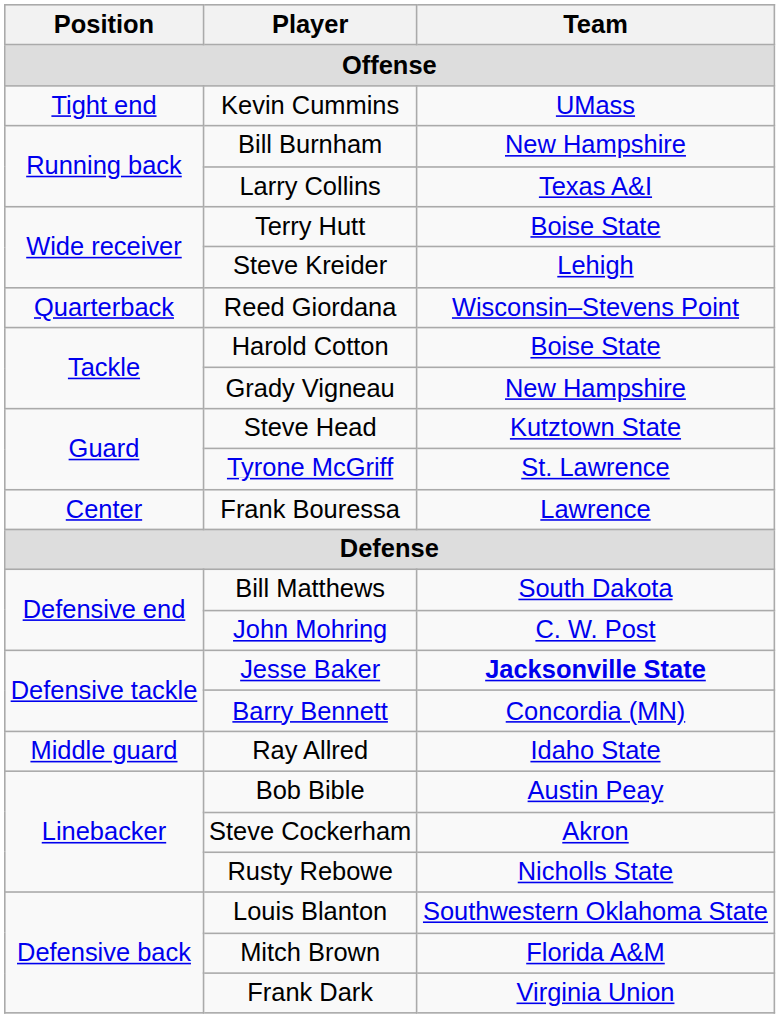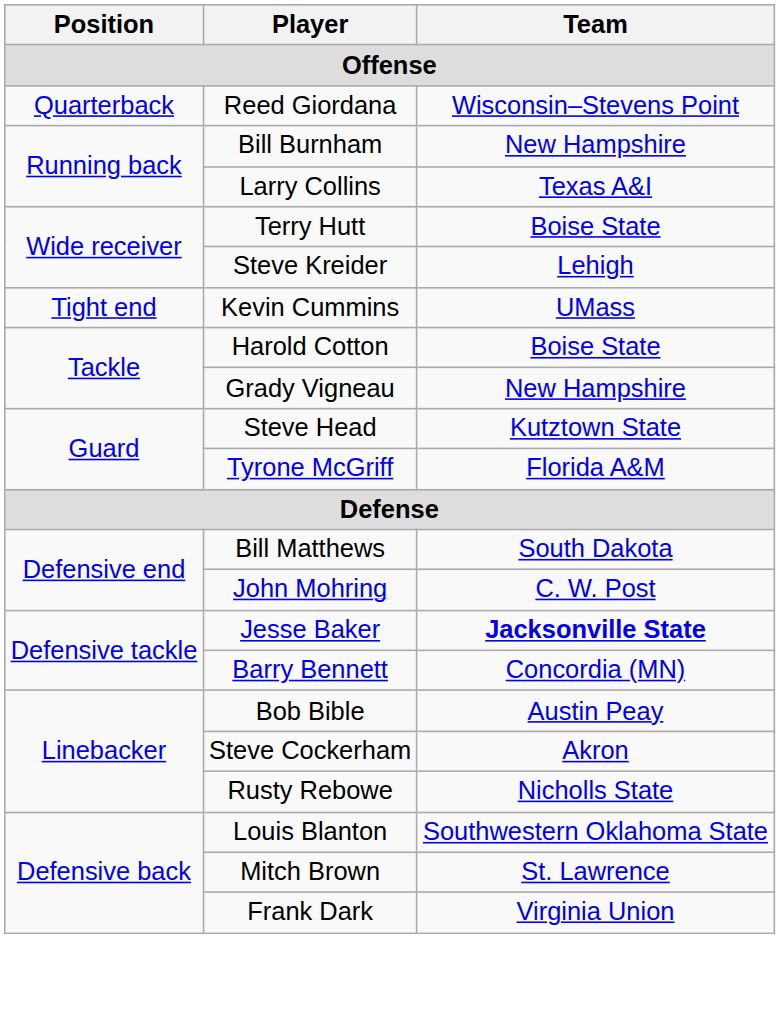rows swapped: (310, 307) <-> (310, 105)
(595, 468) St. Lawrence -> (595, 468) Florida A&M
- row: (310, 508)
- row: (310, 750)
(595, 952) Florida A&M -> (595, 871) St. Lawrence
